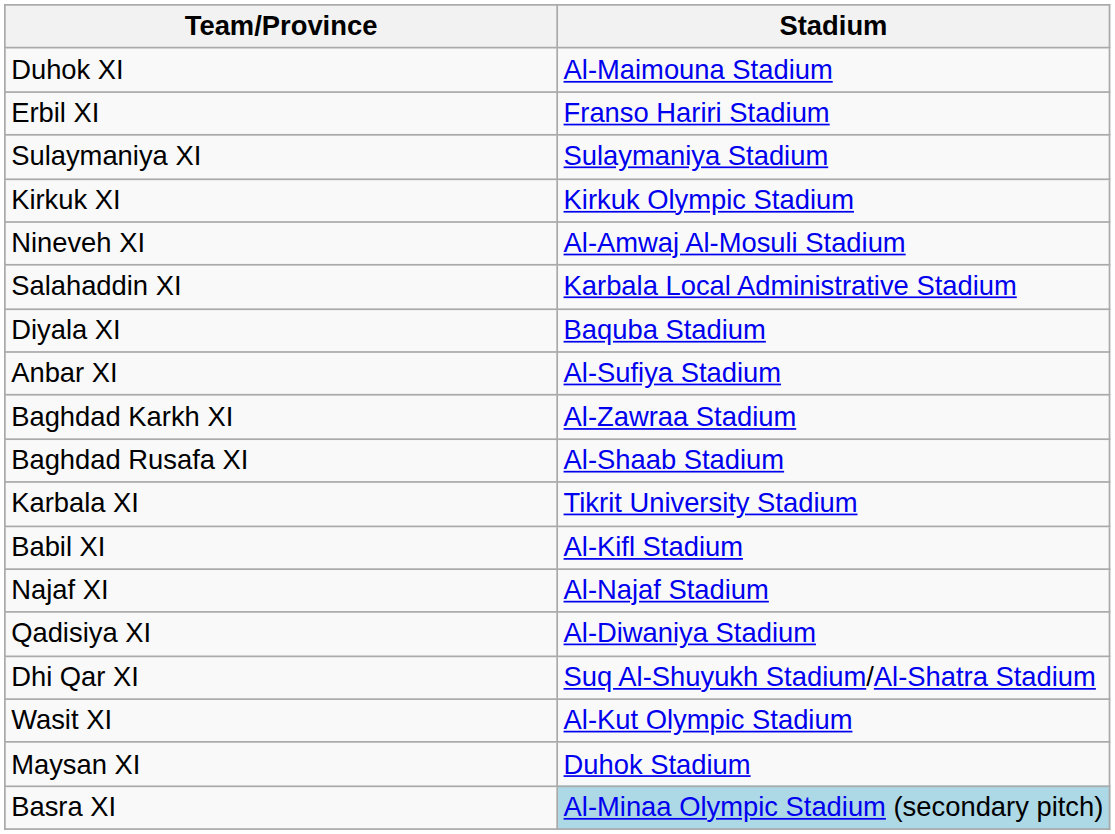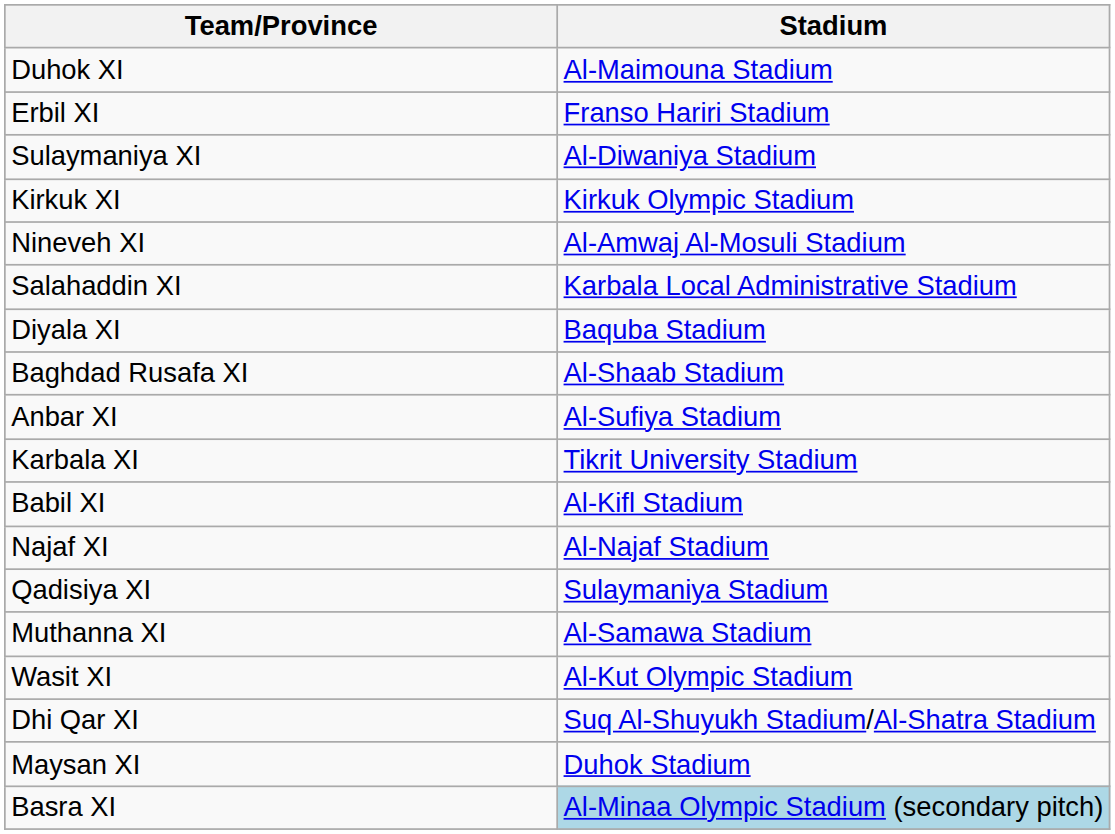(696, 156) Sulaymaniya Stadium -> (690, 156) Al-Diwaniya Stadium
rows swapped: (64, 373) <-> (130, 460)
- row: (122, 416)
(690, 633) Al-Diwaniya Stadium -> (696, 590) Sulaymaniya Stadium
+ row: (89, 633)
rows swapped: (62, 720) <-> (75, 677)
